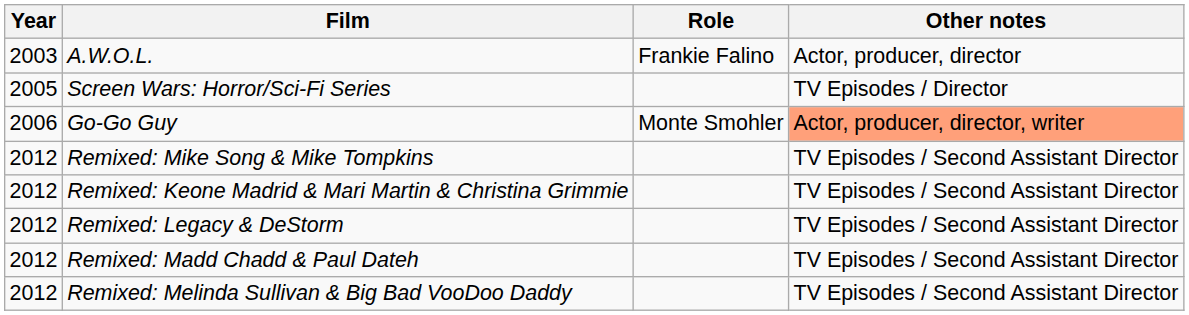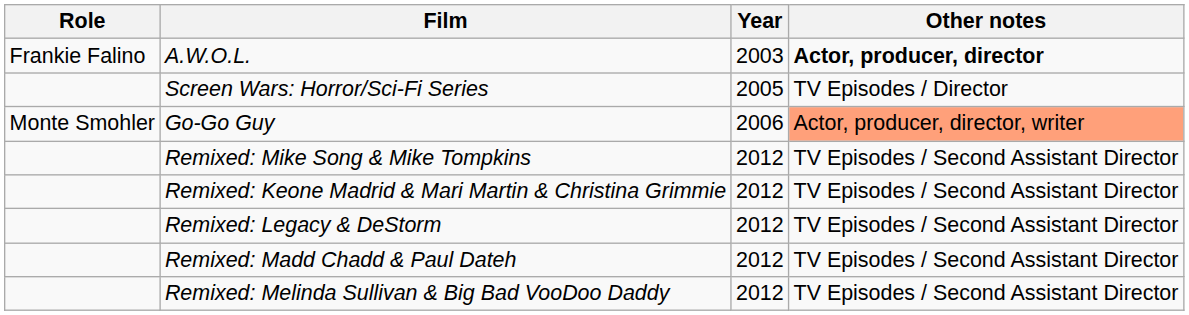columns swapped: (33, 21) <-> (711, 21)
(907, 55) normal -> (919, 55) bold
